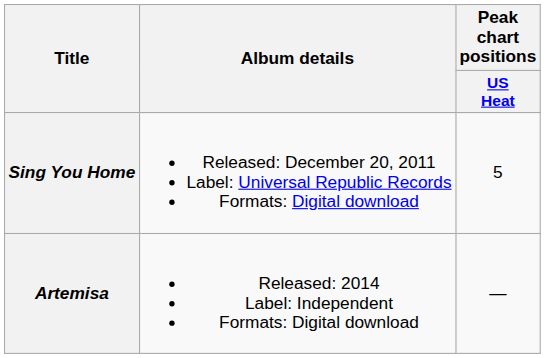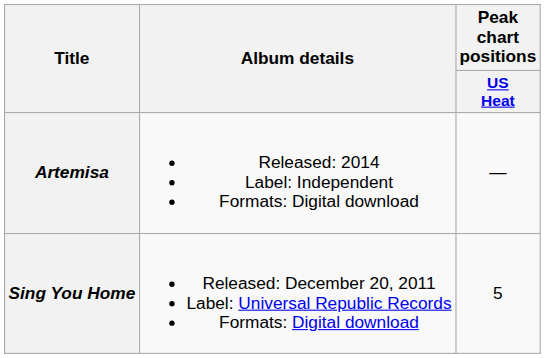rows swapped: (72, 172) <-> (72, 293)
